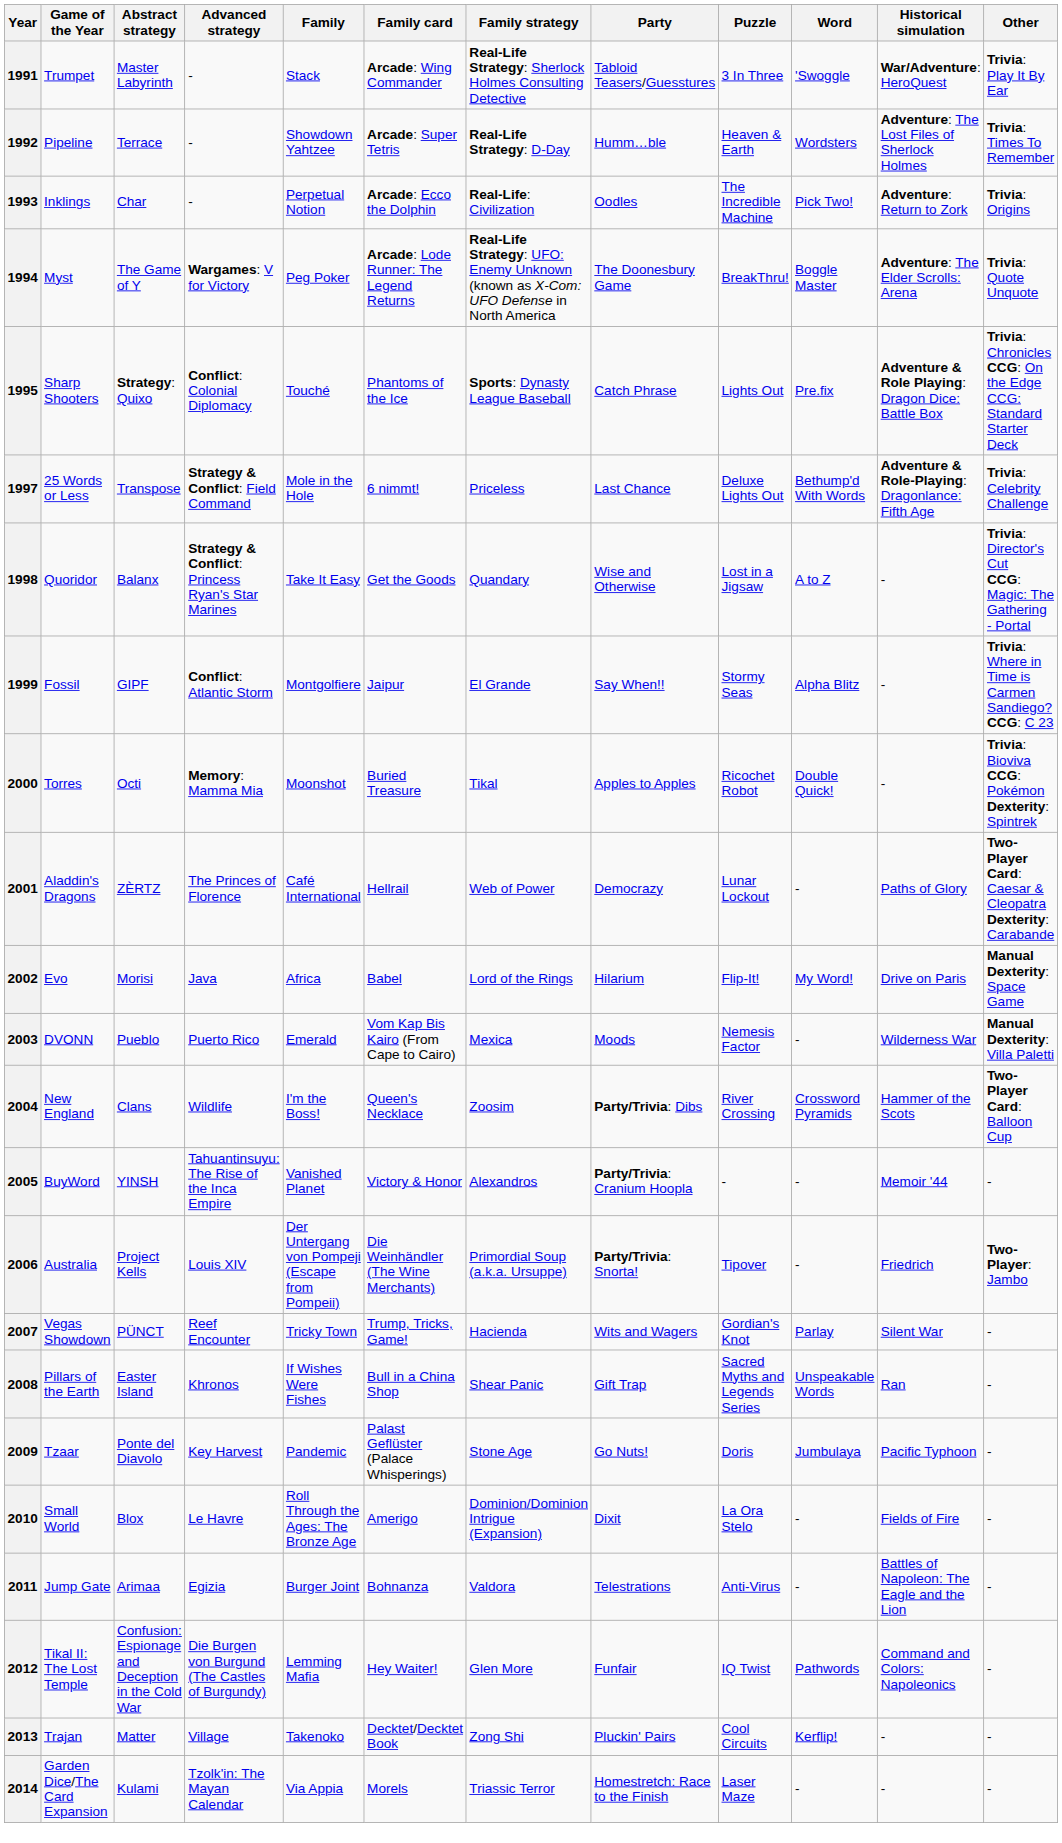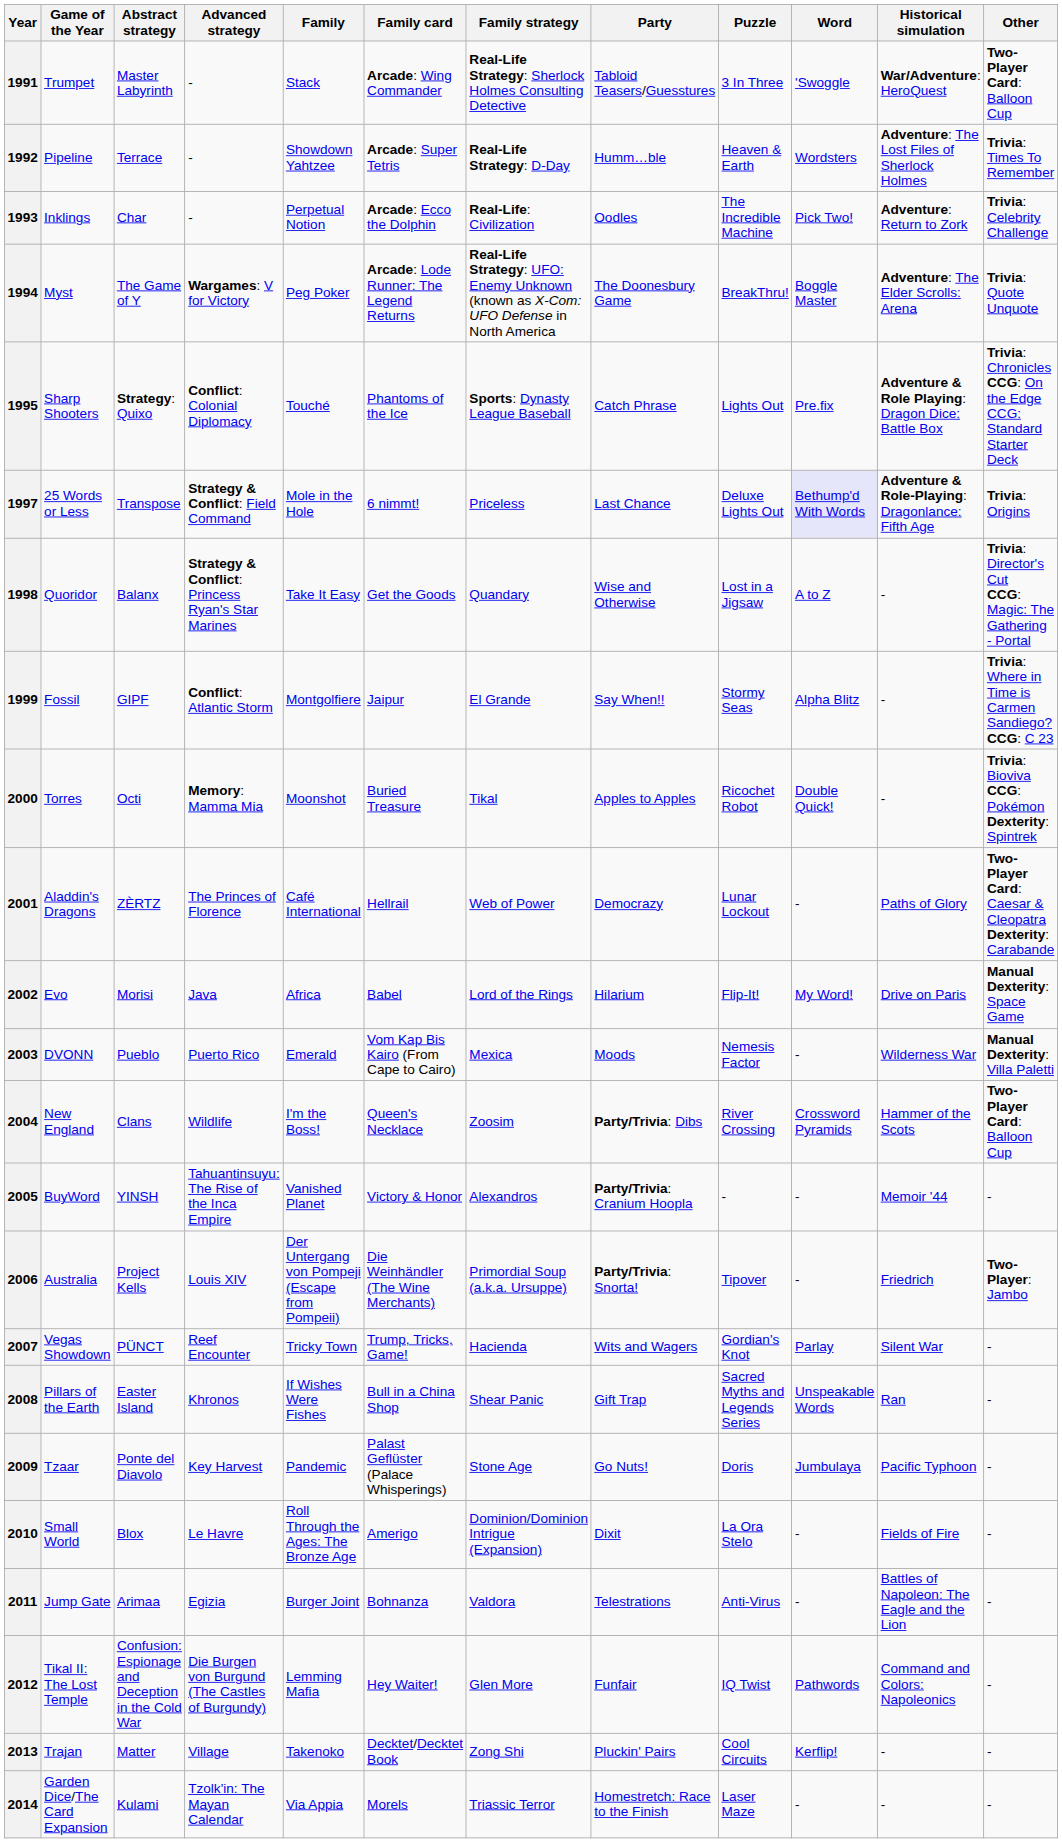(1016, 75) Trivia: Play It By Ear -> (1010, 82) Two-Player Card: Balloon Cup
(1009, 202) Trivia: Origins -> (1018, 217) Trivia: Celebrity Challenge
(830, 488) no background -> (830, 504) lavender background
(1018, 488) Trivia: Celebrity Challenge -> (1009, 504) Trivia: Origins
